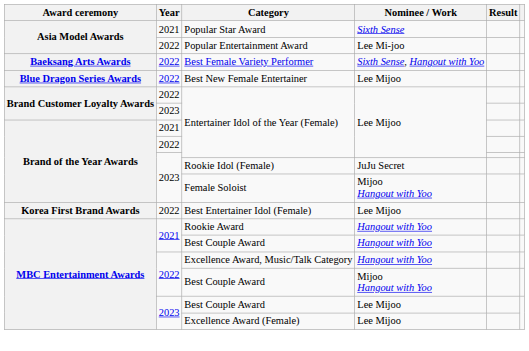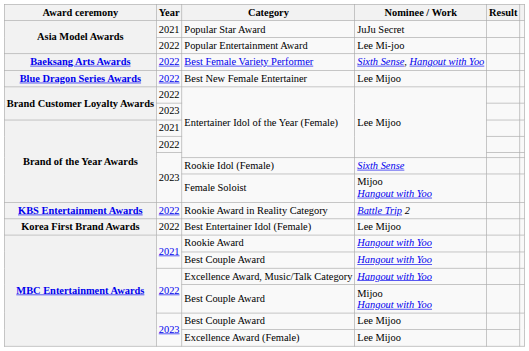(381, 29) Sixth Sense -> (381, 29) JuJu Secret
(381, 165) JuJu Secret -> (381, 165) Sixth Sense
+ row: (169, 210)
